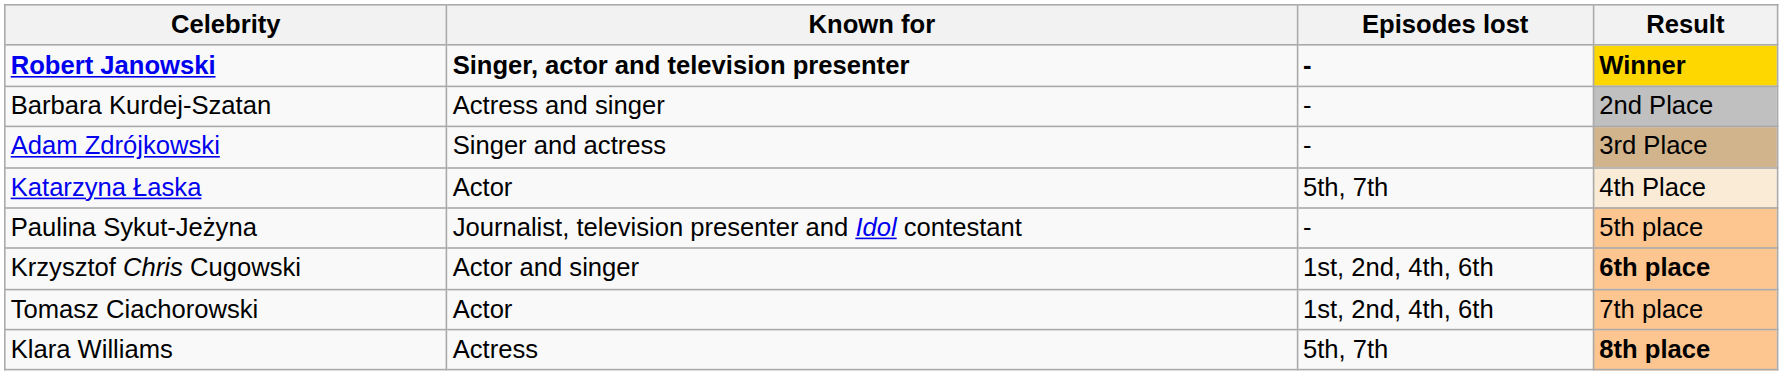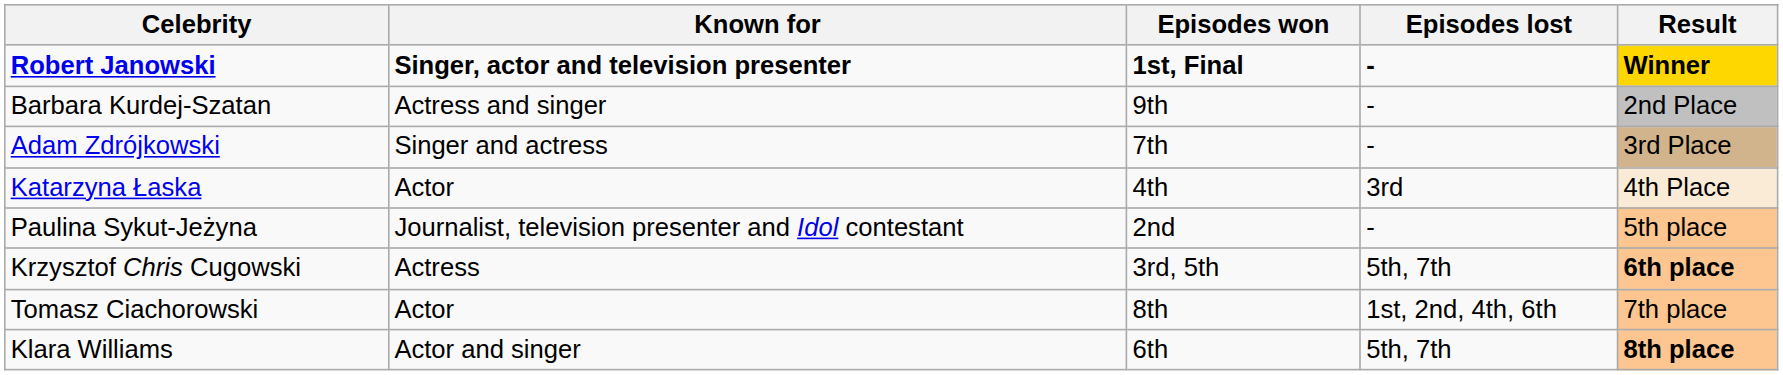+ column: (1243, 24)
(1346, 187) 5th, 7th -> (1385, 187) 3rd
(546, 268) Actor and singer -> (437, 268) Actress
(1398, 268) 1st, 2nd, 4th, 6th -> (1409, 268) 5th, 7th
(495, 349) Actress -> (488, 349) Actor and singer
